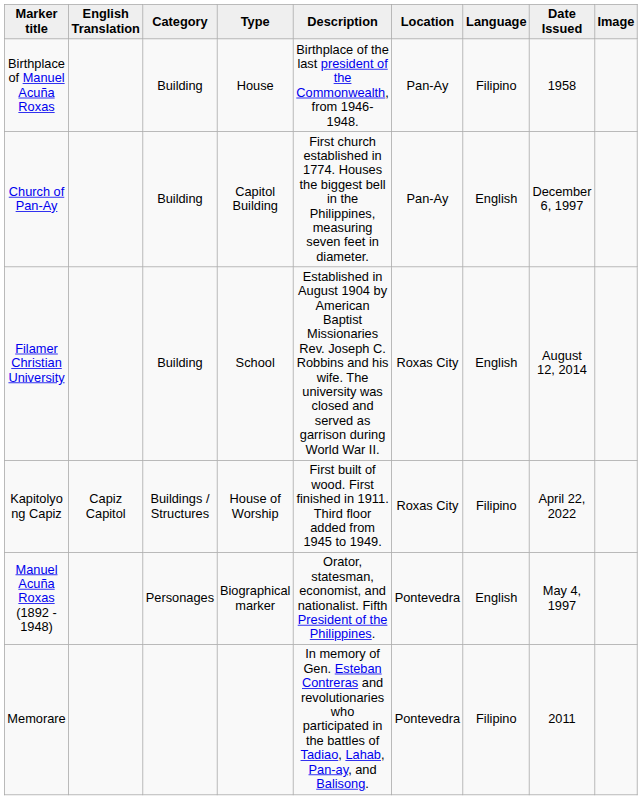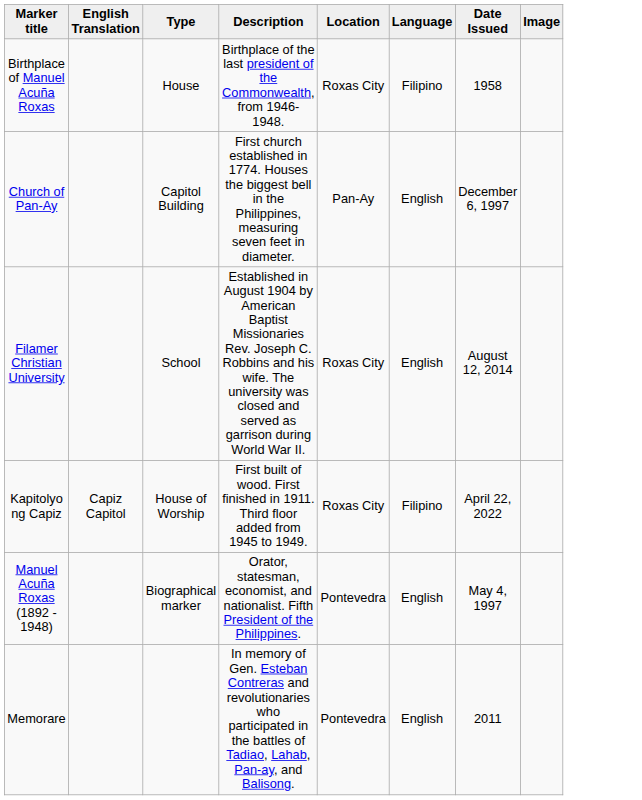- column: (180, 21)
(427, 85) Pan-Ay -> (353, 85) Roxas City
(496, 719) Filipino -> (422, 719) English
